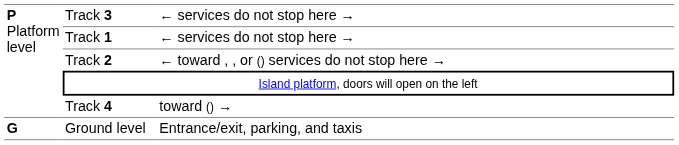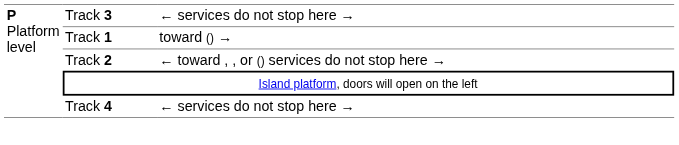(257, 37) ← services do not stop here → -> (196, 37) toward () →
(196, 106) toward () → -> (257, 106) ← services do not stop here →
- row: (105, 128)
